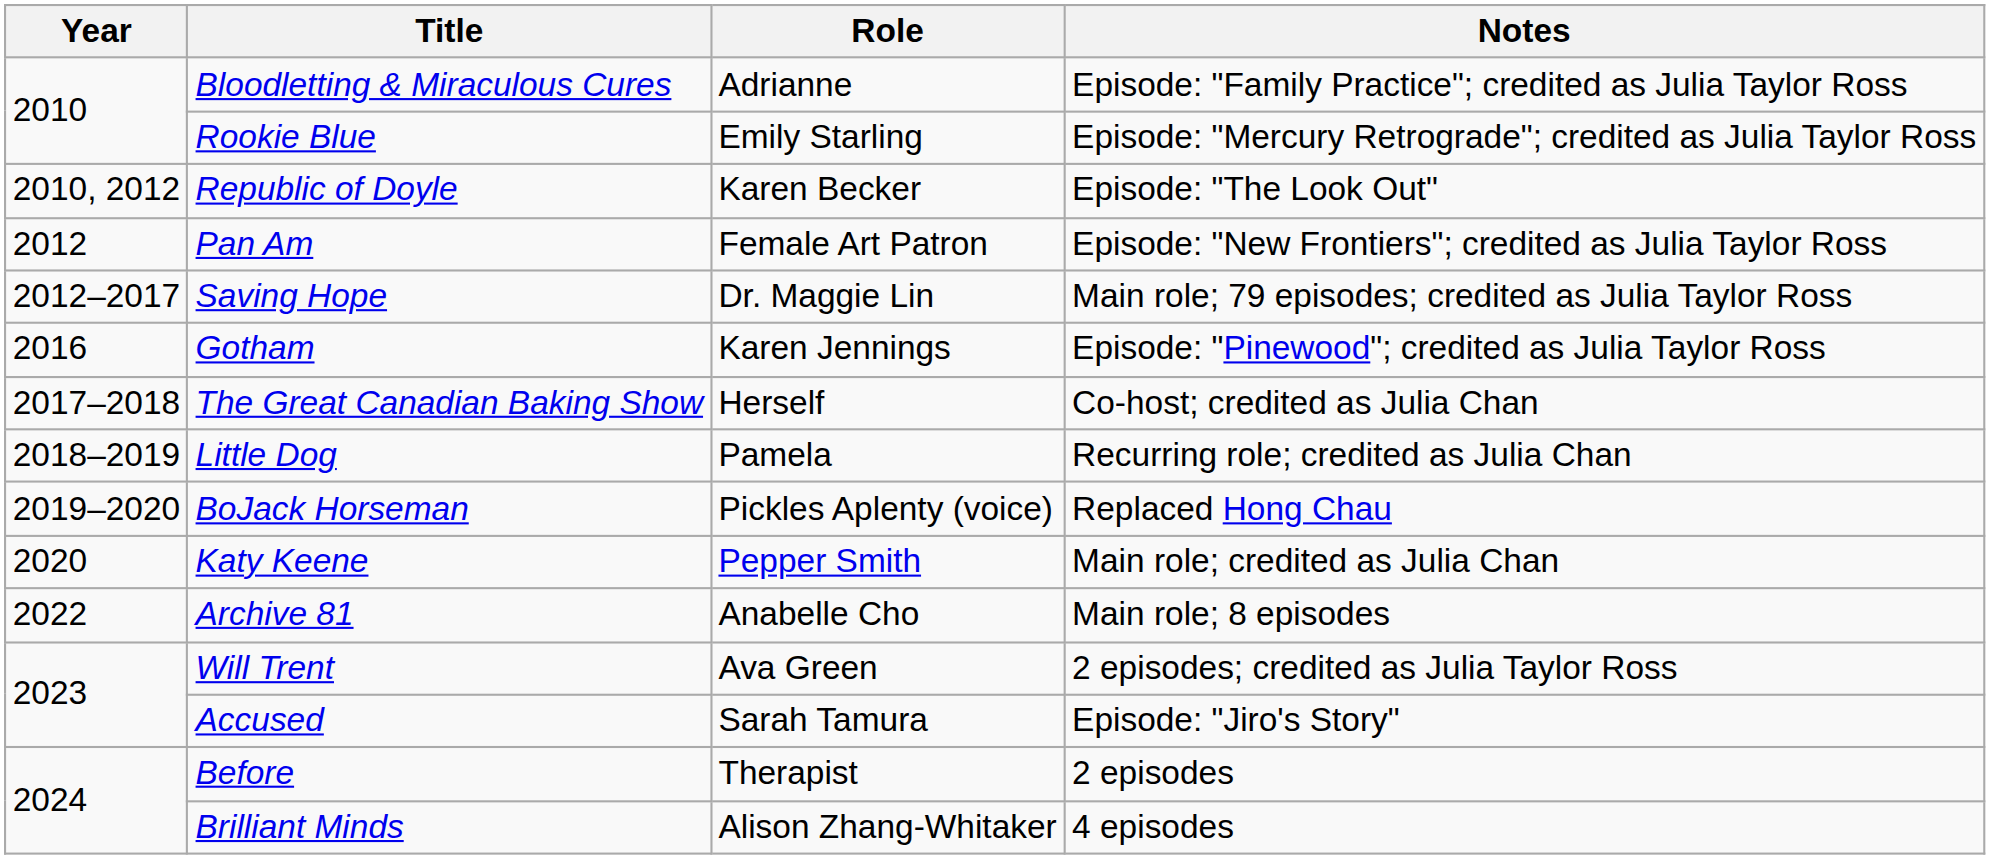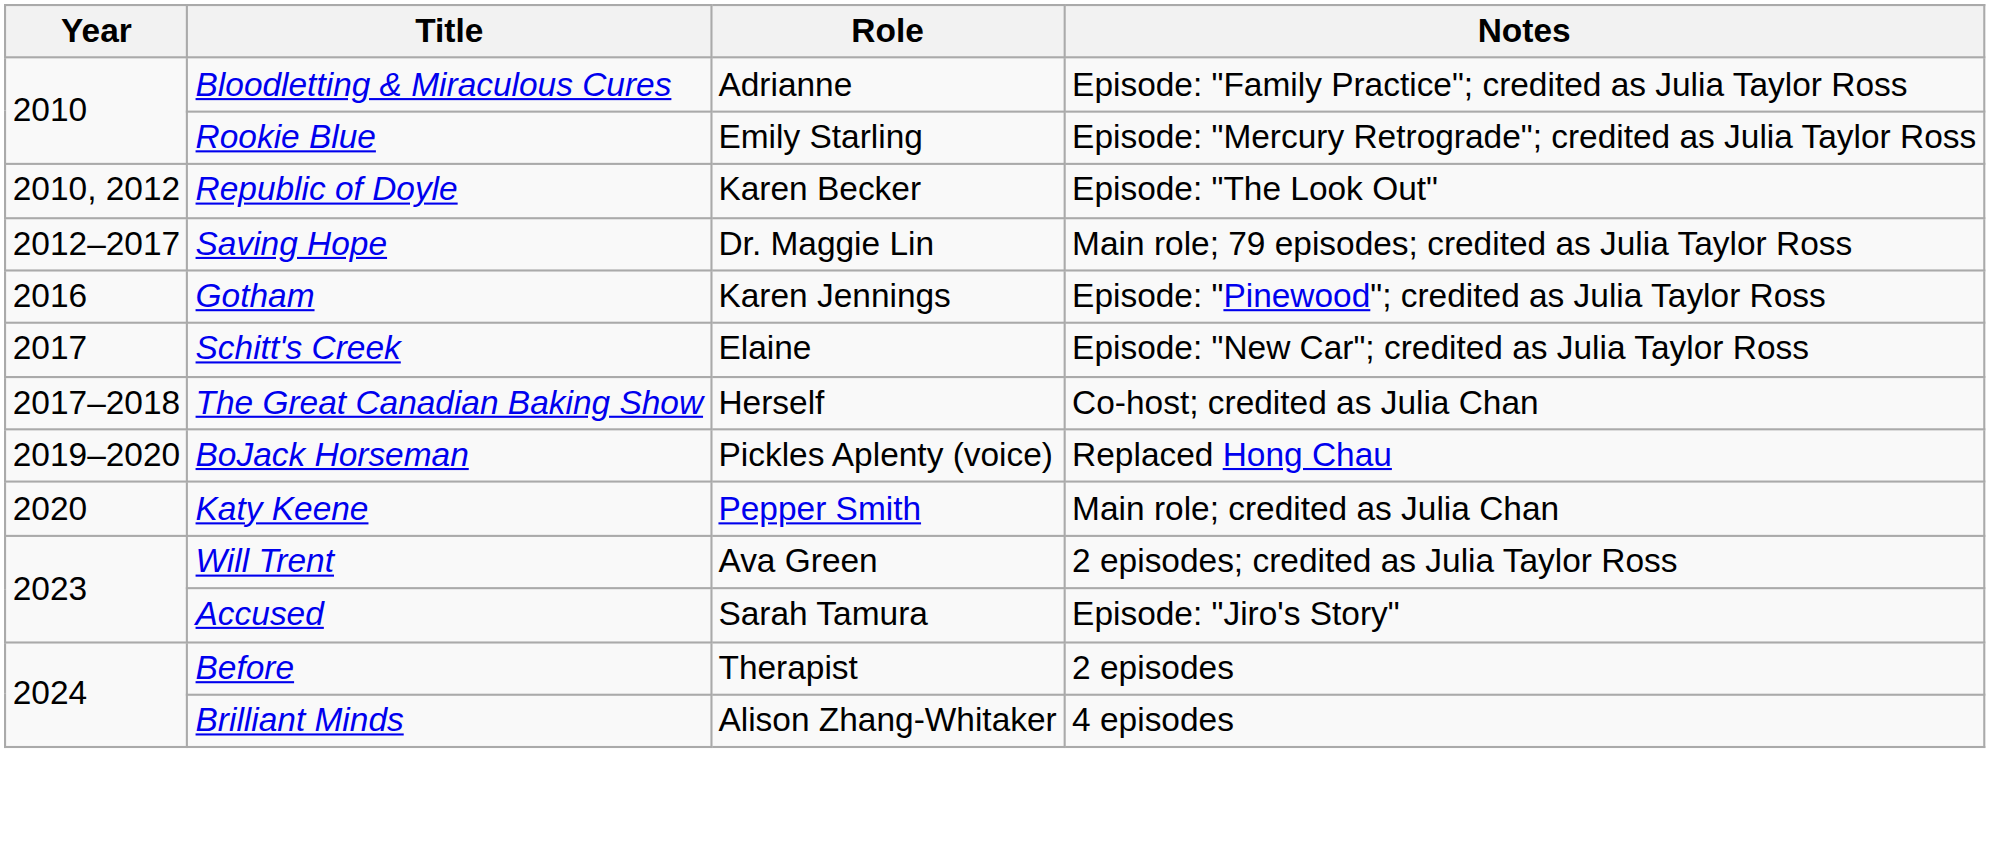- row: (254, 243)
+ row: (298, 349)
- row: (266, 455)
- row: (275, 614)
